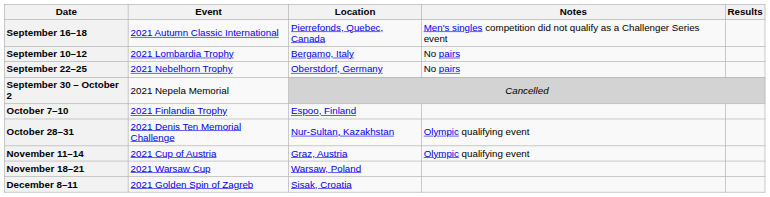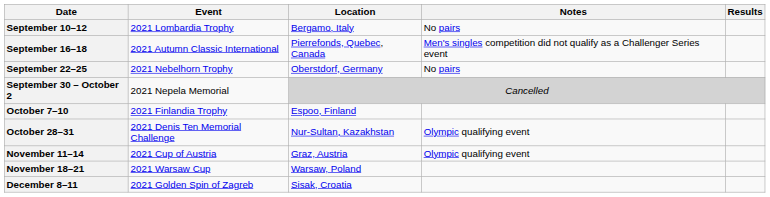rows swapped: (47, 54) <-> (47, 33)
